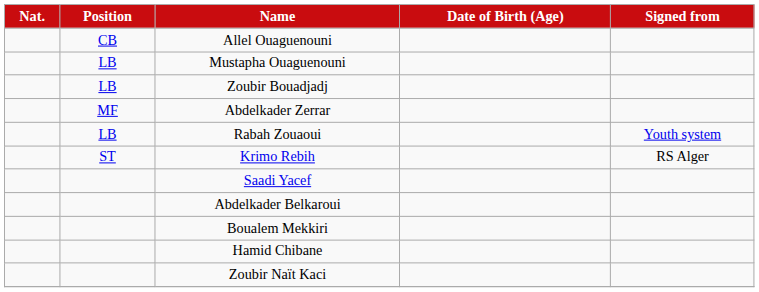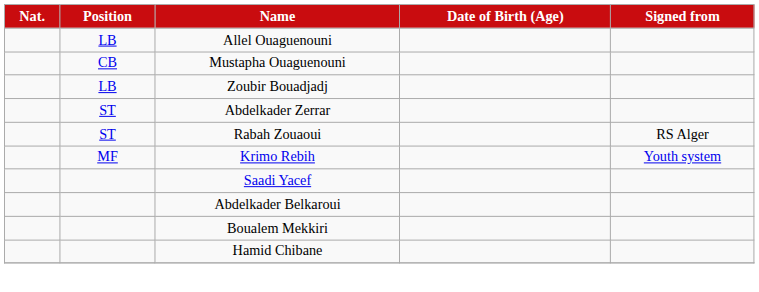(108, 40) CB -> (108, 40) LB
(108, 63) LB -> (108, 63) CB
(108, 110) MF -> (108, 110) ST
(108, 134) LB -> (108, 134) ST
(683, 134) Youth system -> (683, 134) RS Alger
(108, 157) ST -> (108, 157) MF
(683, 157) RS Alger -> (683, 157) Youth system
- row: (278, 275)
